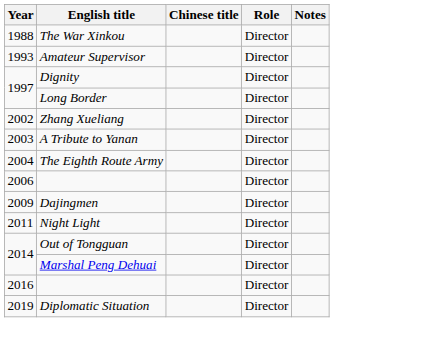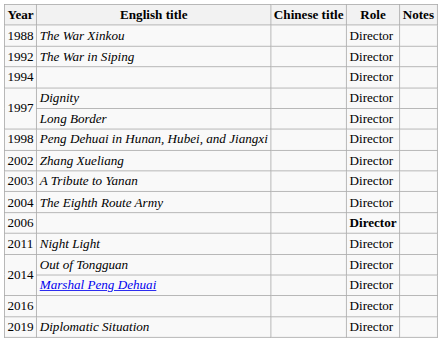+ row: (21, 56)
- row: (21, 56)
+ row: (21, 77)
+ row: (21, 139)
(267, 181) normal -> (373, 222) bold
- row: (21, 202)
